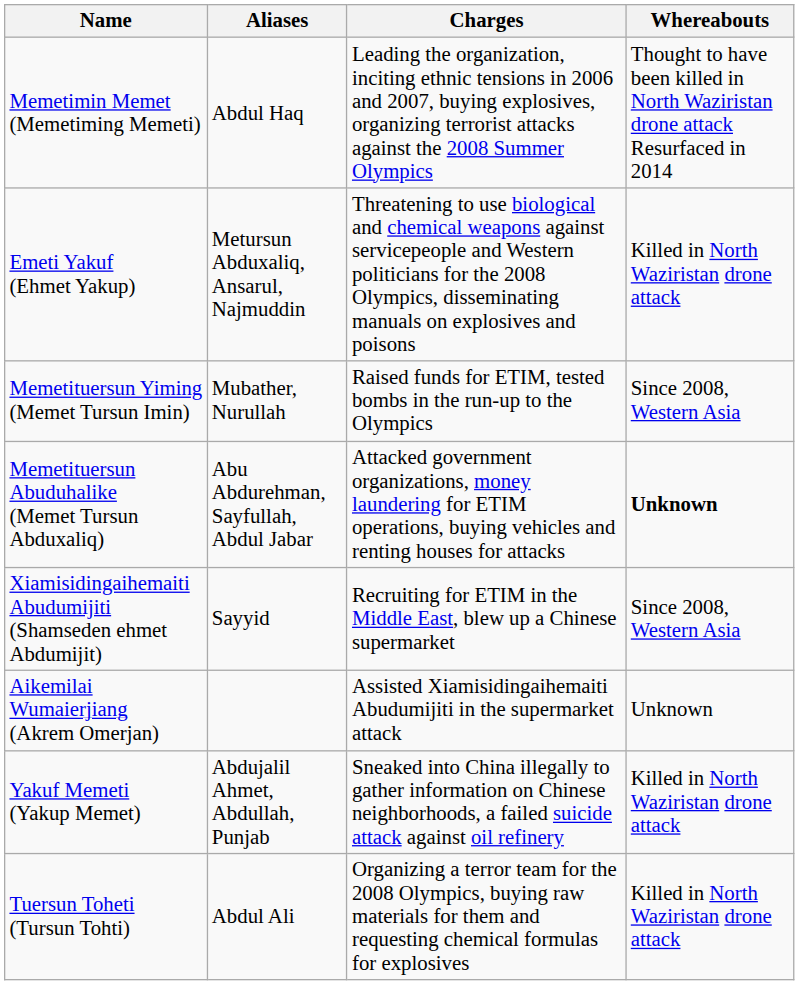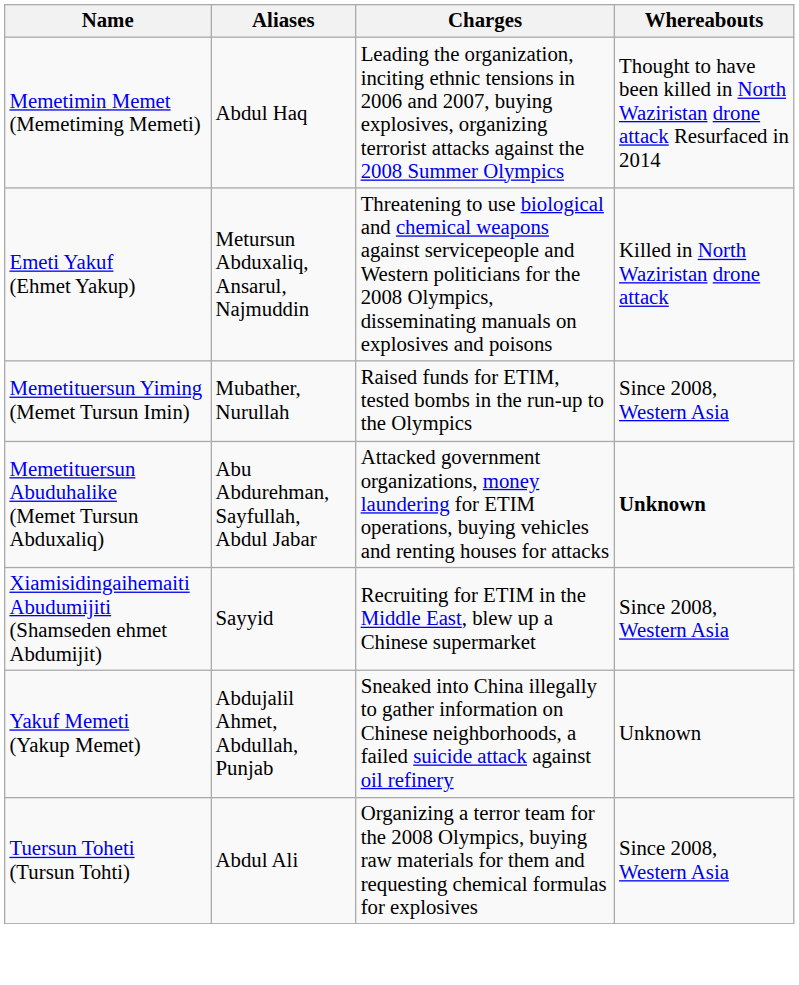- row: (84, 710)
(701, 801) Killed in North Waziristan drone attack -> (660, 733) Unknown
(701, 916) Killed in North Waziristan drone attack -> (674, 860) Since 2008, Western Asia
